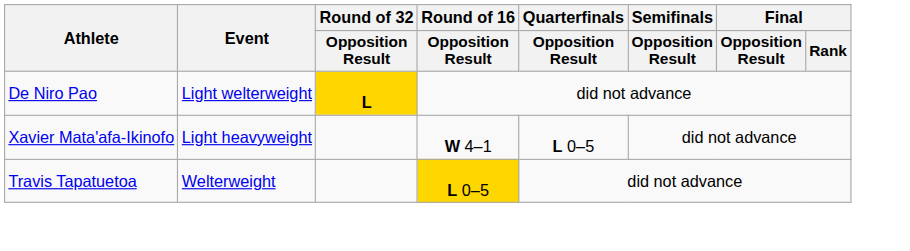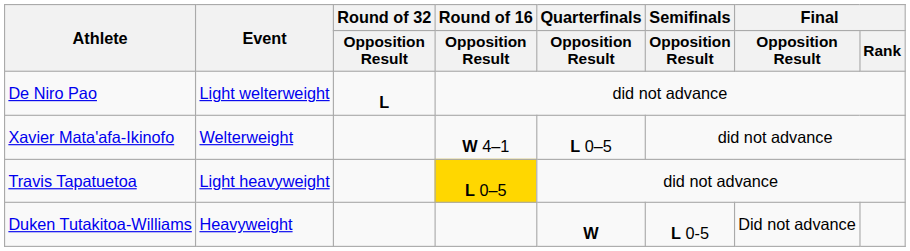(367, 103) gold background -> (384, 103) no background
(247, 138) Light heavyweight -> (246, 138) Welterweight
(229, 181) Welterweight -> (265, 181) Light heavyweight
+ row: (100, 225)
